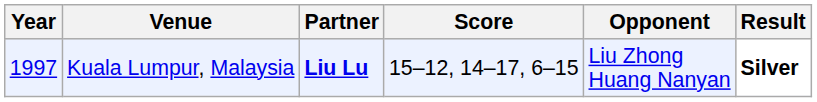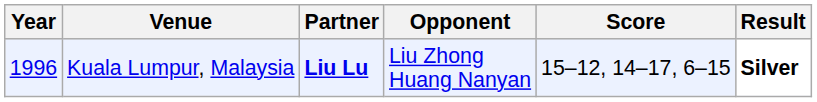columns swapped: (660, 22) <-> (484, 22)
(33, 67) 1997 -> (33, 67) 1996
